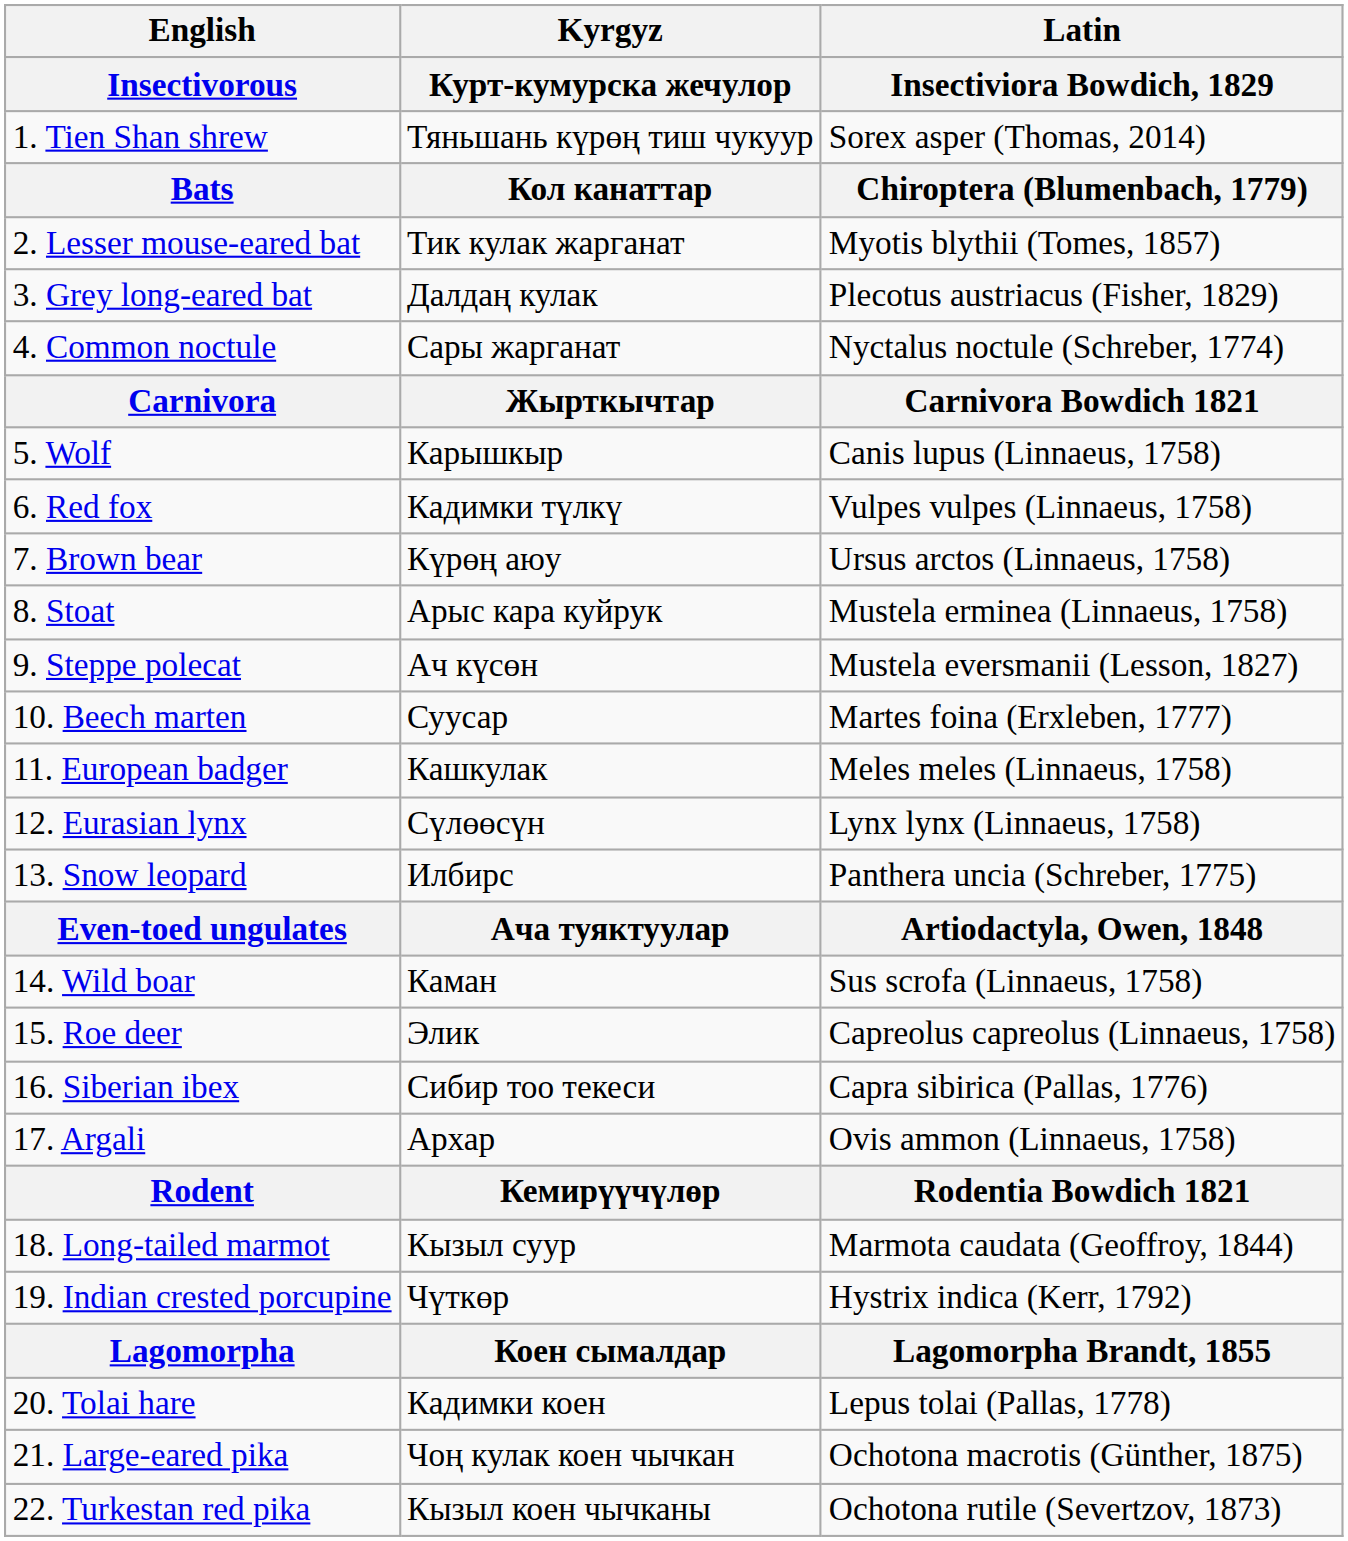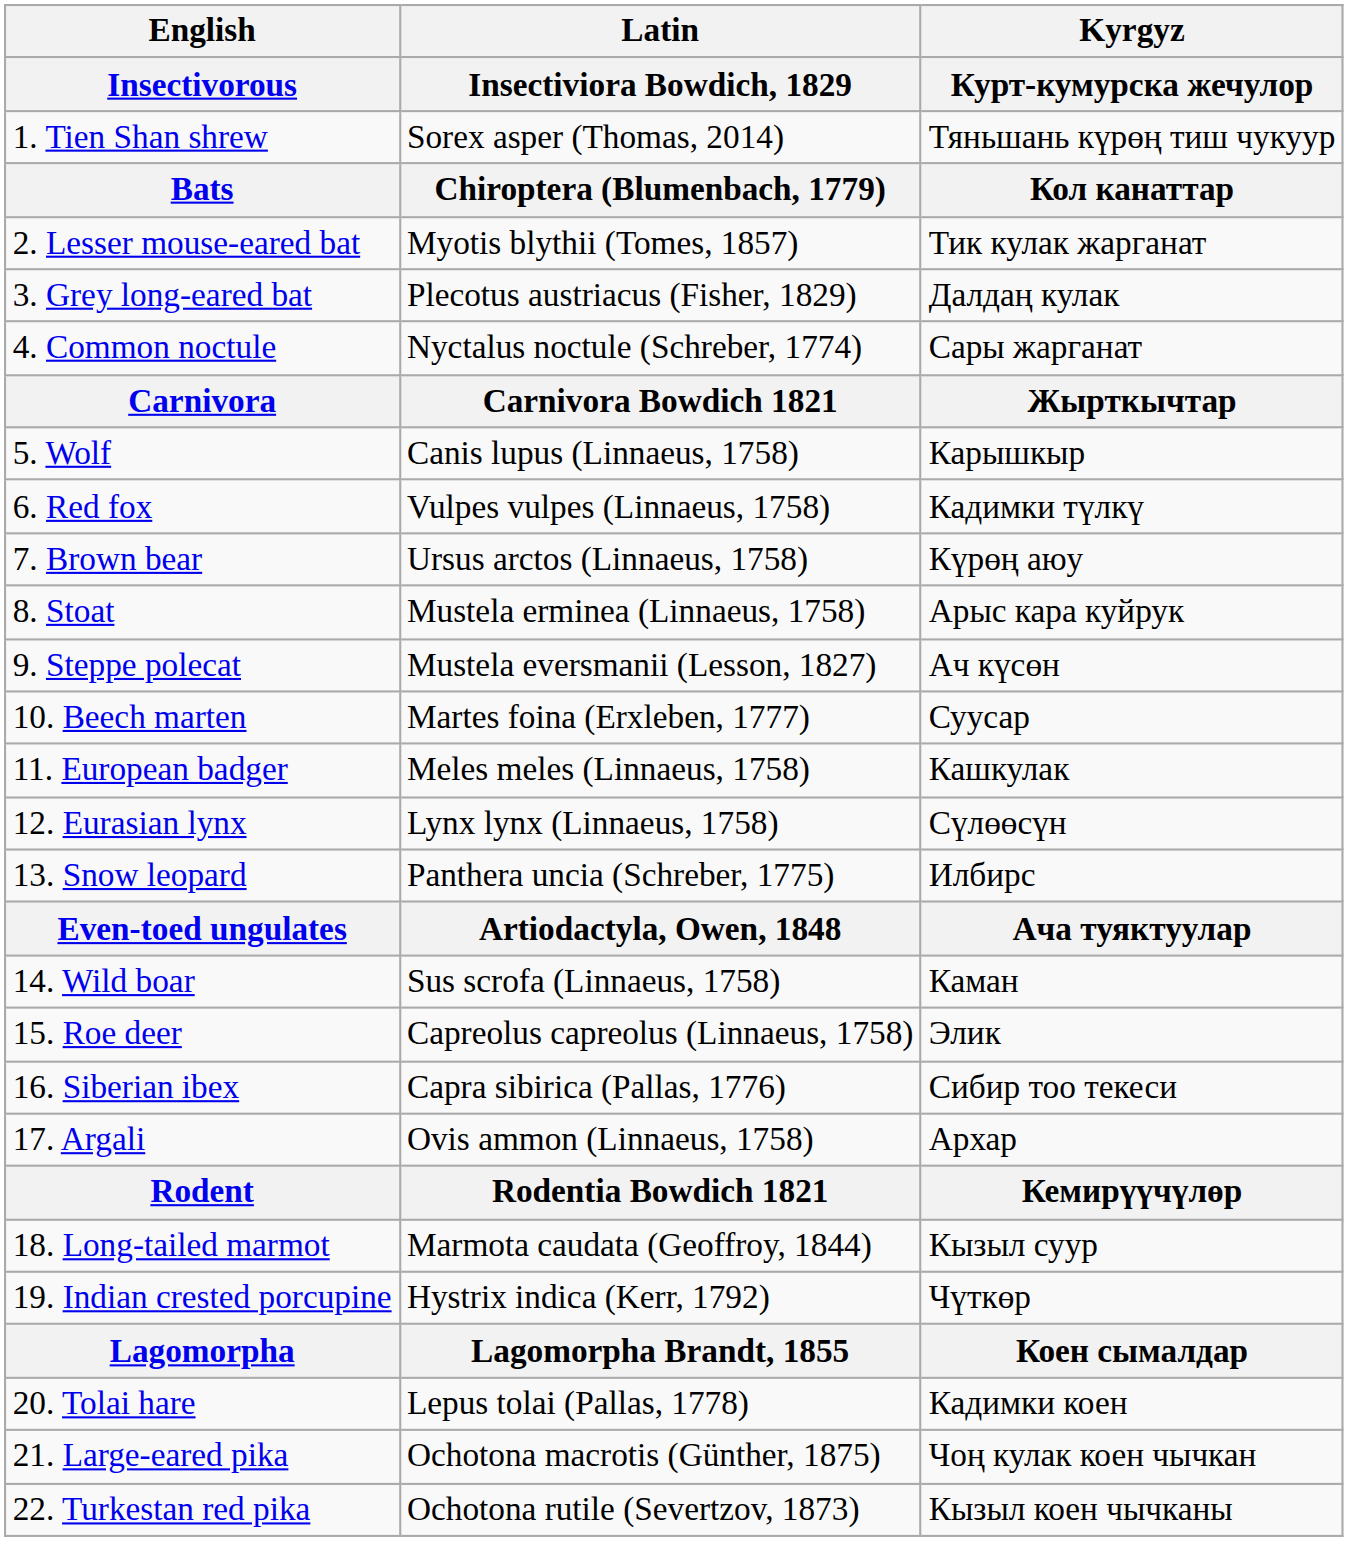columns swapped: (1082, 83) <-> (610, 83)
